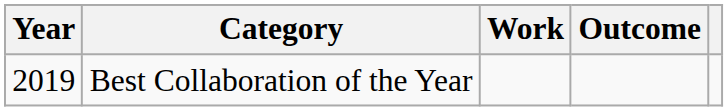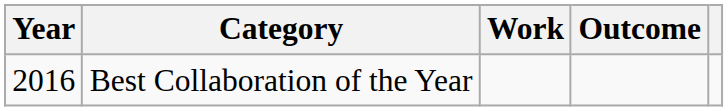(44, 79) 2019 -> (44, 79) 2016
